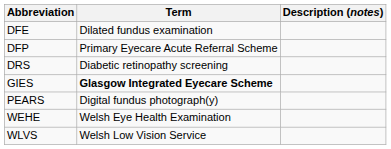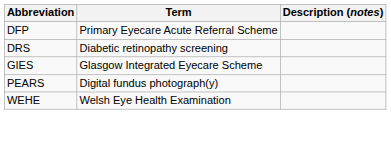- row: (18, 30)
(176, 83) bold -> (171, 65) normal
- row: (22, 135)
